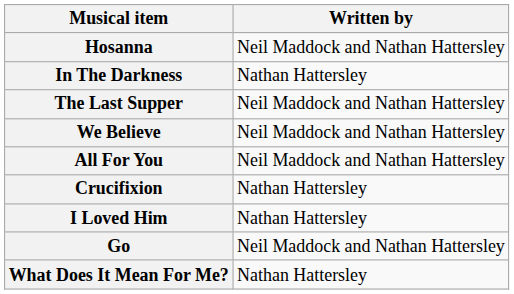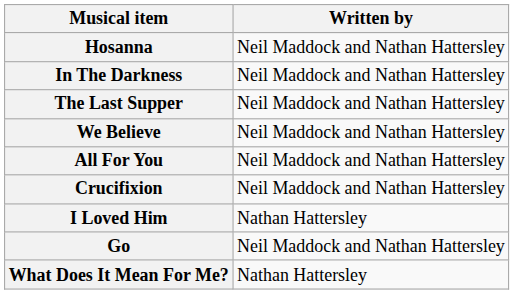(302, 75) Nathan Hattersley -> (371, 75) Neil Maddock and Nathan Hattersley
(302, 189) Nathan Hattersley -> (371, 189) Neil Maddock and Nathan Hattersley
